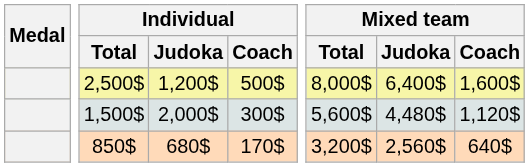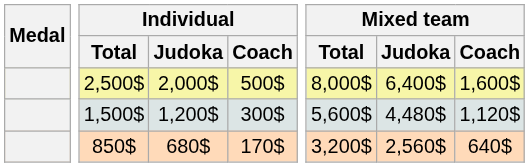(188, 83) 1,200$ -> (188, 83) 2,000$
(188, 114) 2,000$ -> (188, 114) 1,200$
